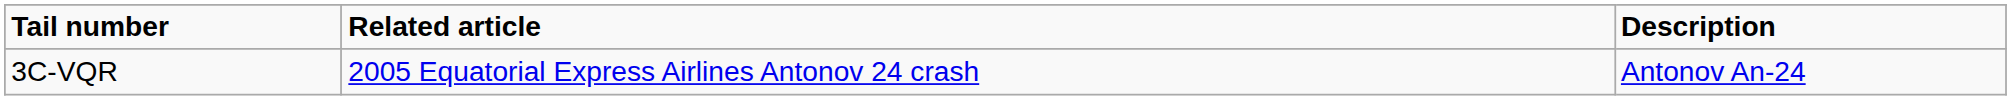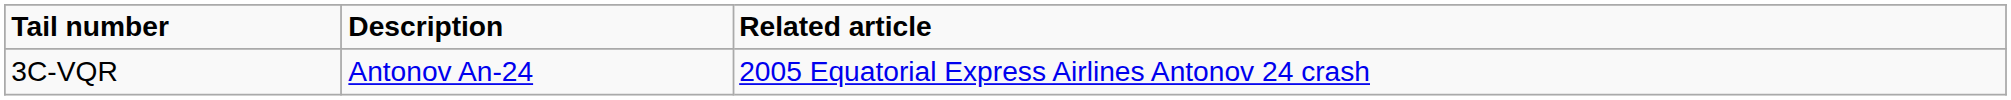columns swapped: (1698, 26) <-> (445, 26)
